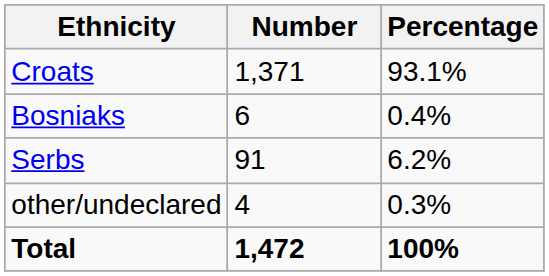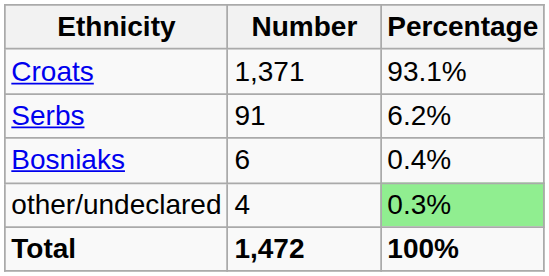rows swapped: (48, 159) <-> (68, 115)
(419, 204) no background -> (419, 204) lightgreen background
